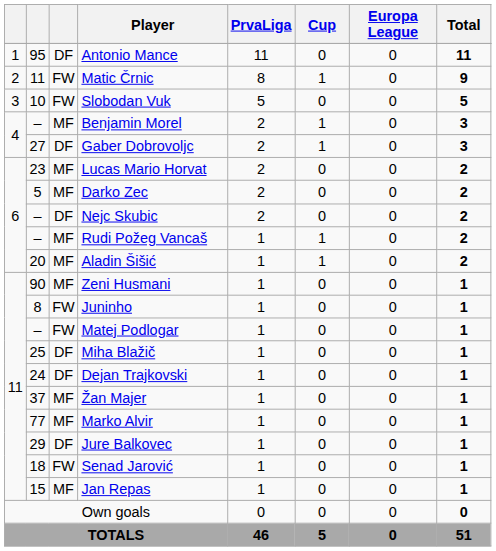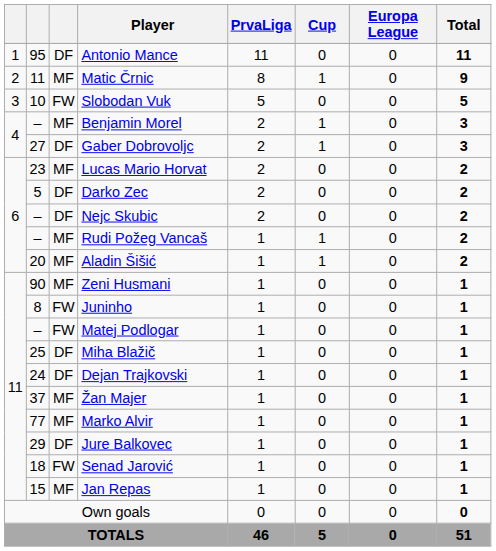(64, 78) FW -> (64, 78) MF
(64, 192) MF -> (64, 192) DF
